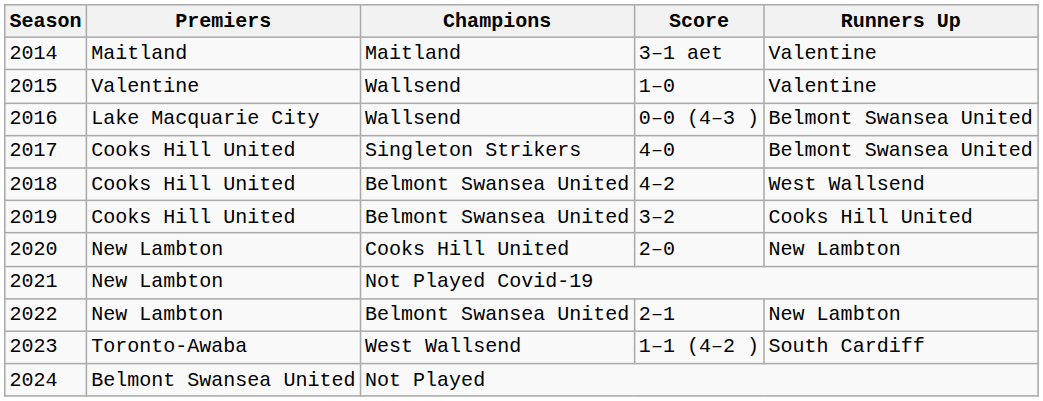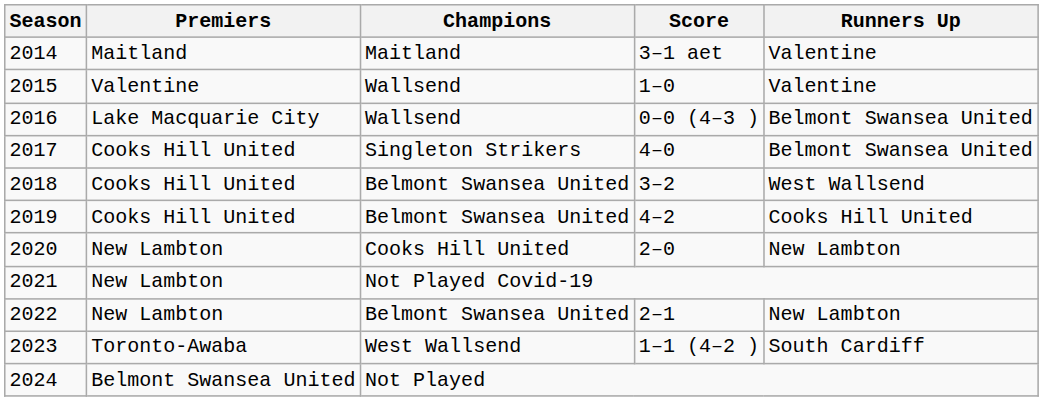(657, 184) 4–2 -> (657, 184) 3–2
(657, 217) 3–2 -> (657, 217) 4–2
